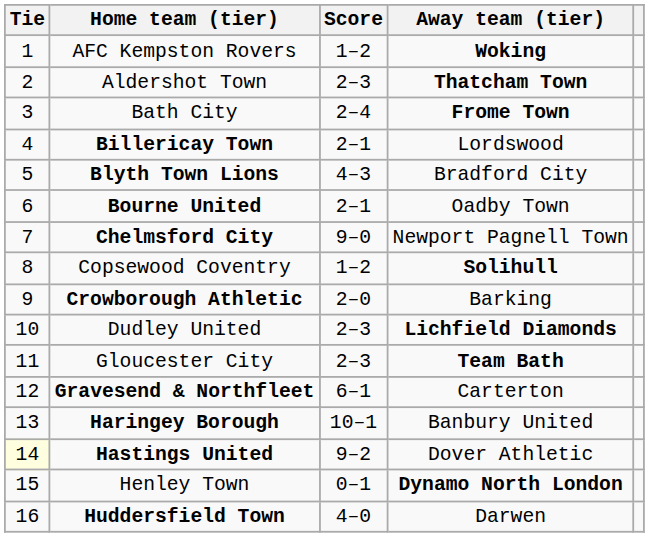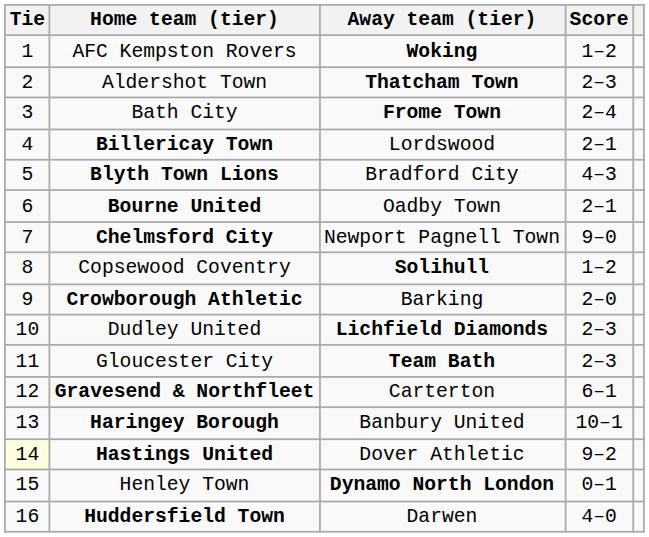columns swapped: (353, 20) <-> (511, 20)
